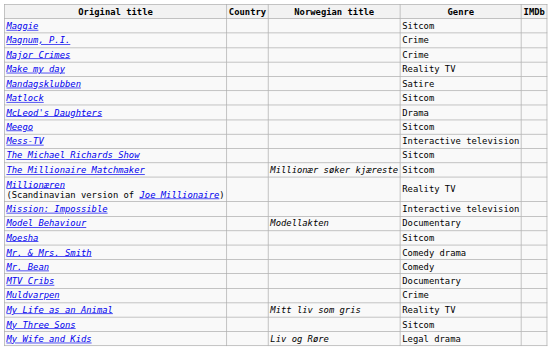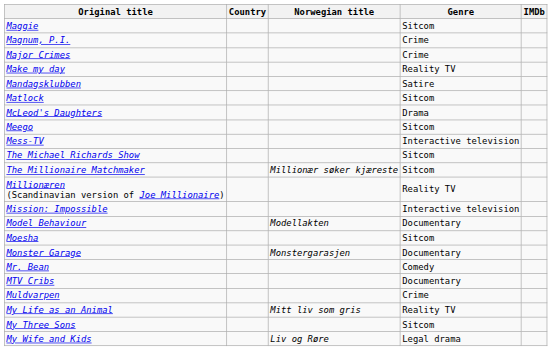+ row: (44, 252)
- row: (49, 252)
